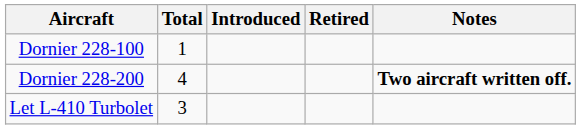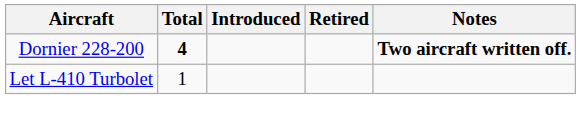- row: (81, 49)
(182, 78) normal -> (182, 49) bold
(182, 108) 3 -> (182, 78) 1
